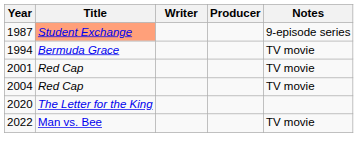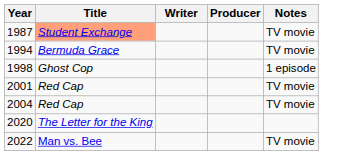(308, 31) 9-episode series -> (290, 31) TV movie
+ row: (20, 68)
